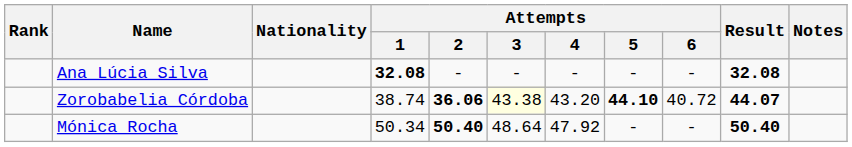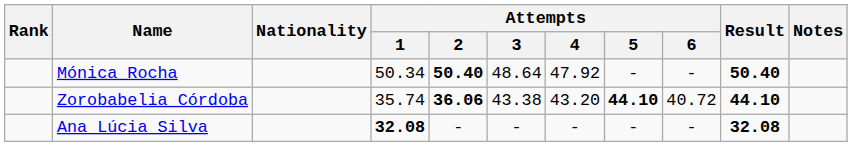rows swapped: (117, 128) <-> (132, 73)
(400, 100) 38.74 -> (400, 100) 35.74
(517, 100) lightyellow background -> (517, 100) no background
(755, 100) 44.07 -> (755, 100) 44.10
